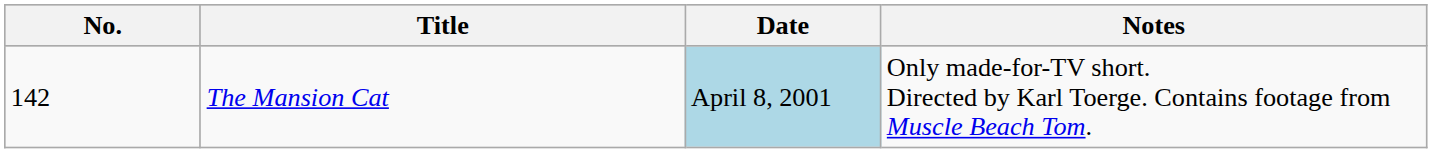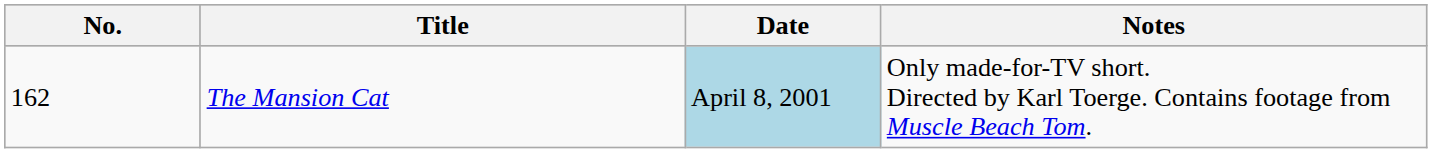(31, 96) 142 -> (31, 96) 162
